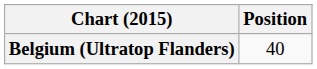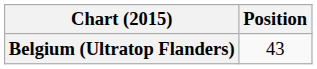(275, 48) 40 -> (275, 48) 43
